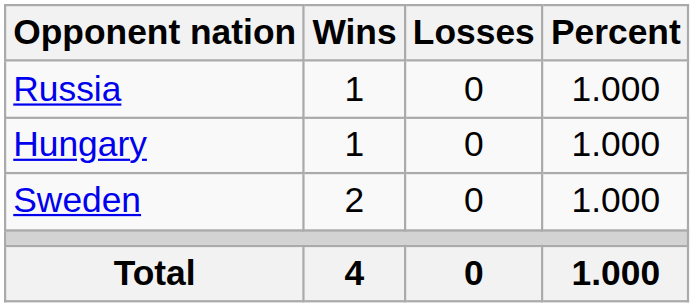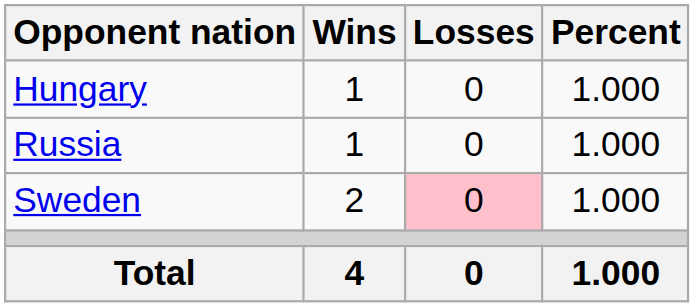rows swapped: (80, 144) <-> (67, 88)
(474, 200) no background -> (474, 200) pink background
